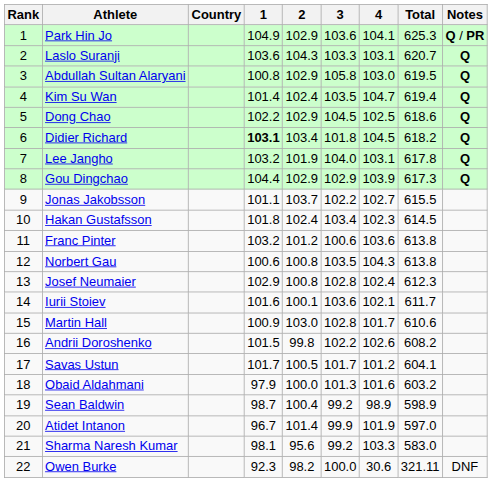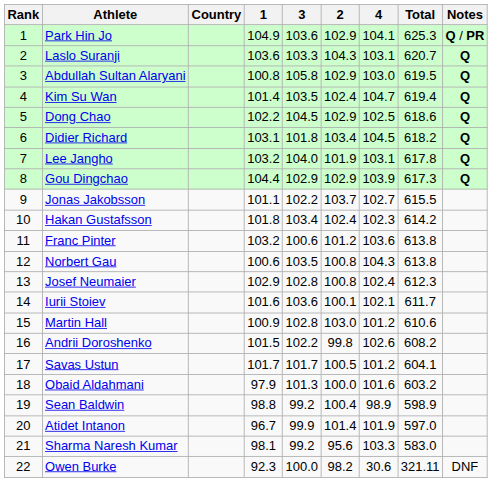columns swapped: (302, 14) <-> (340, 14)
(263, 138) bold -> (263, 138) normal
(420, 220) 614.5 -> (420, 220) 614.2
(379, 323) 101.7 -> (379, 323) 101.2
(263, 405) 98.7 -> (263, 405) 98.8
